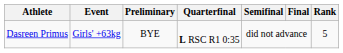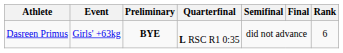(150, 34) normal -> (150, 34) bold
(325, 34) 5 -> (325, 34) 6
